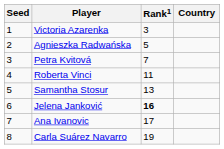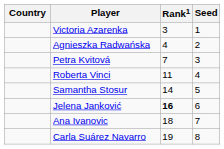columns swapped: (197, 13) <-> (18, 13)
(146, 45) 5 -> (165, 45) 4
(149, 90) 13 -> (168, 90) 14
(149, 121) 17 -> (168, 121) 18
